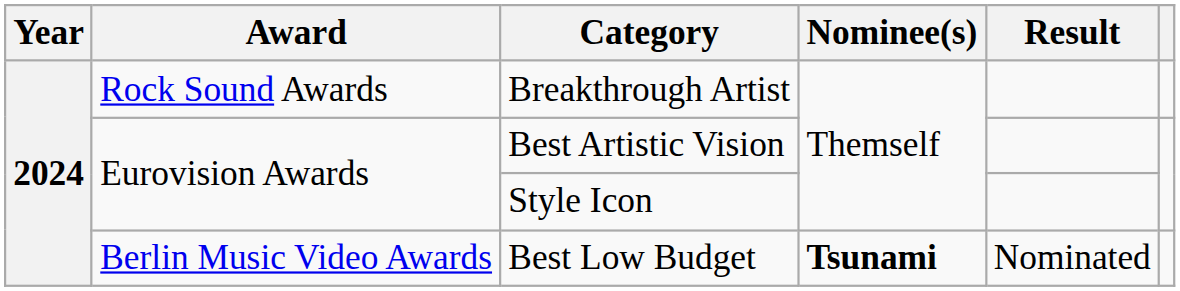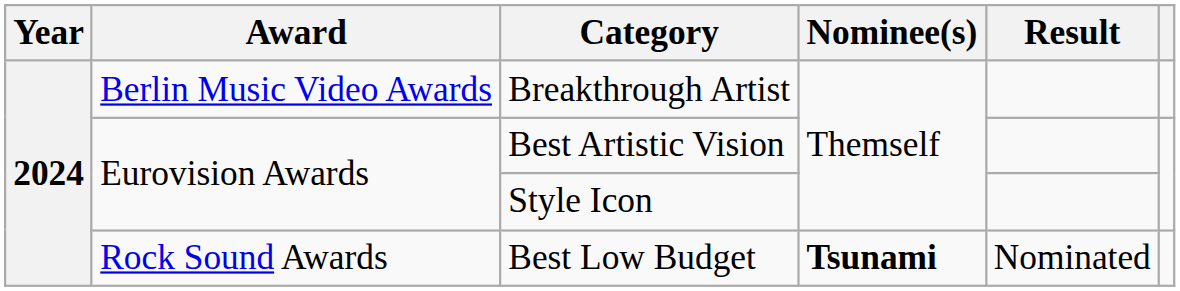(244, 88) Rock Sound Awards -> (296, 88) Berlin Music Video Awards
(296, 256) Berlin Music Video Awards -> (244, 256) Rock Sound Awards
